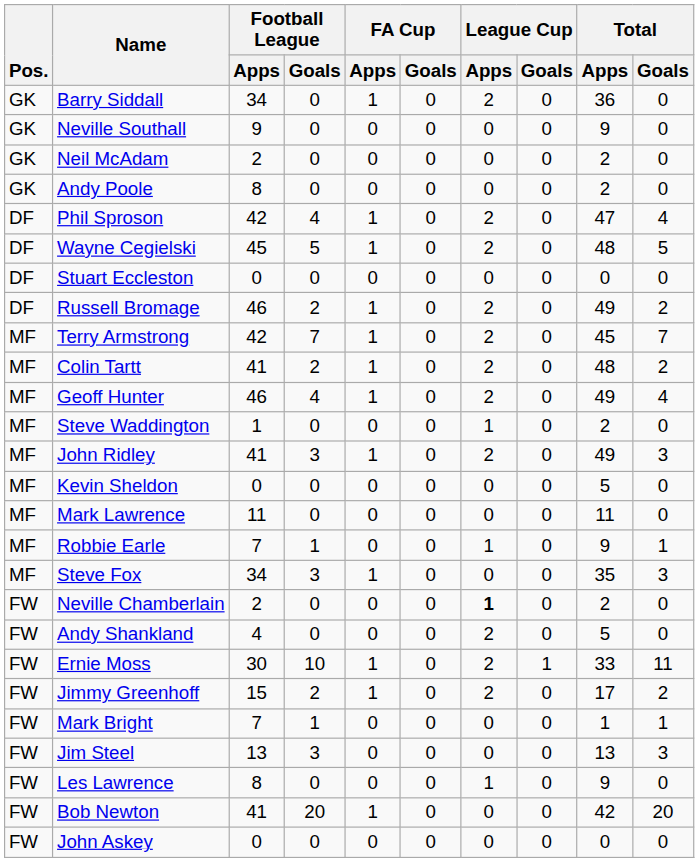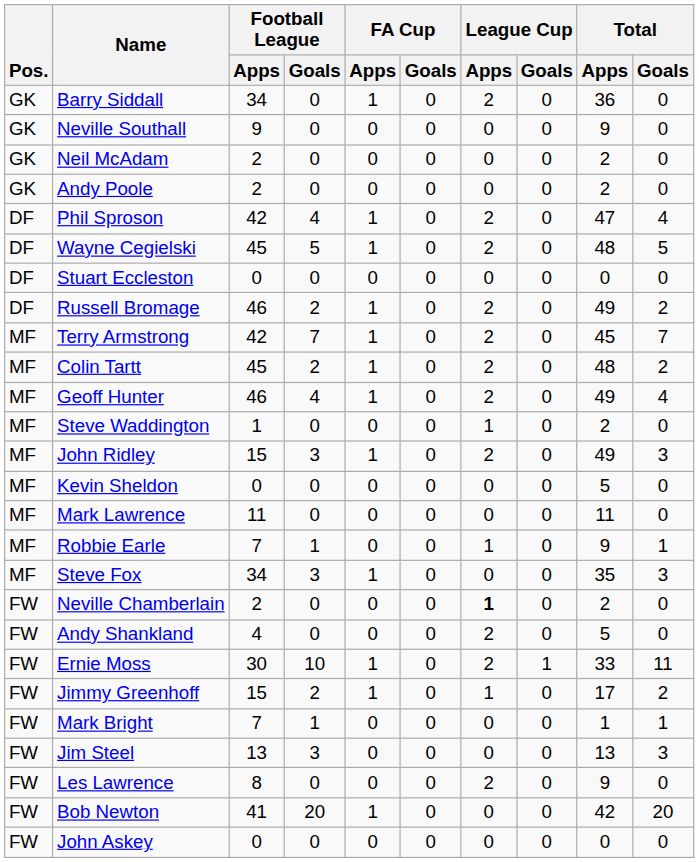(257, 188) 8 -> (257, 188) 2
(257, 366) 41 -> (257, 366) 45
(257, 456) 41 -> (257, 456) 15
(489, 693) 2 -> (489, 693) 1
(489, 782) 1 -> (489, 782) 2
